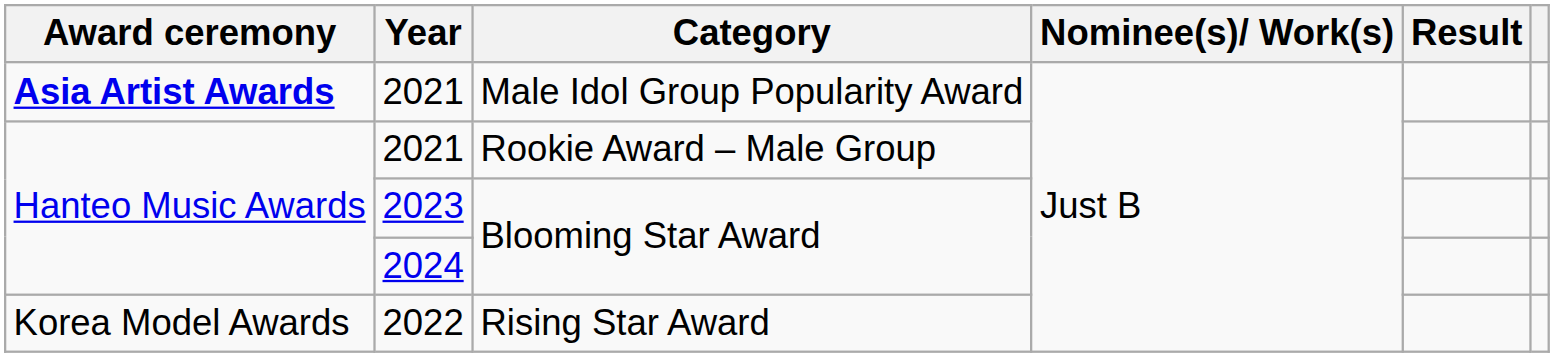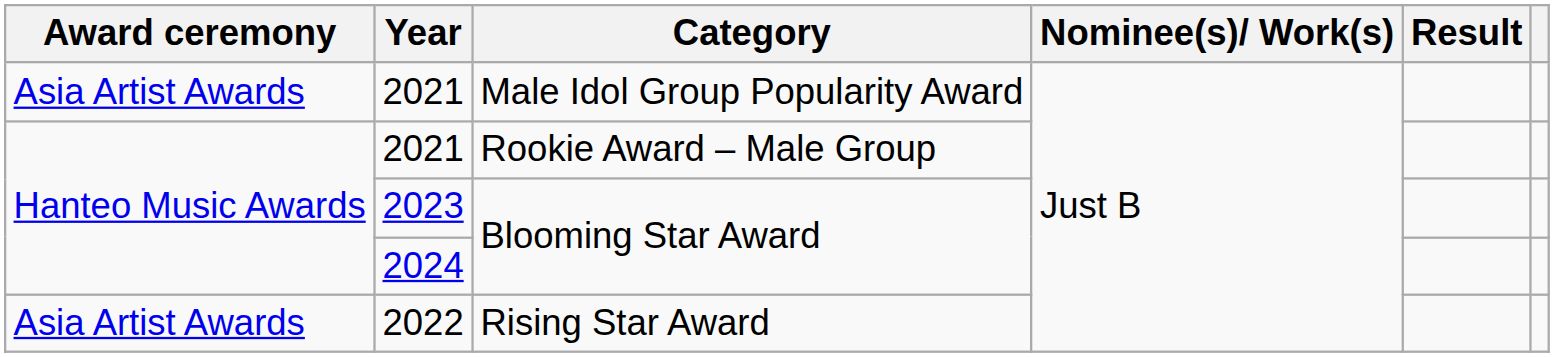(174, 91) bold -> (159, 91) normal
(182, 322) Korea Model Awards -> (159, 322) Asia Artist Awards
